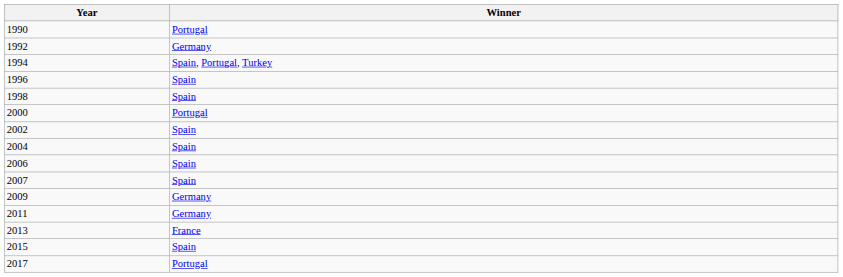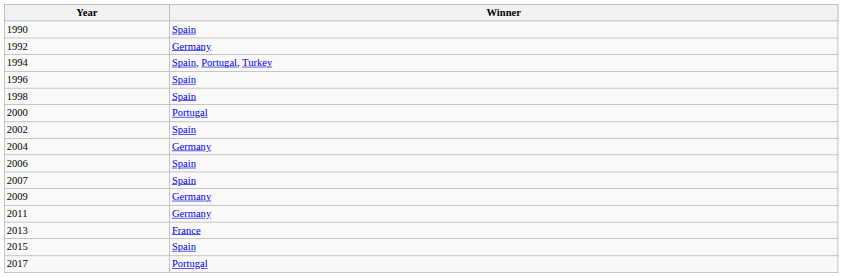(190, 29) Portugal -> (184, 29) Spain
(184, 146) Spain -> (192, 146) Germany
